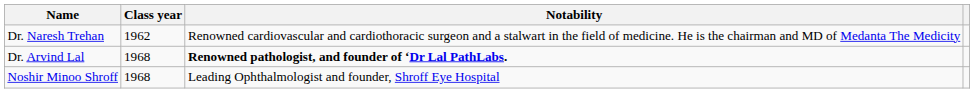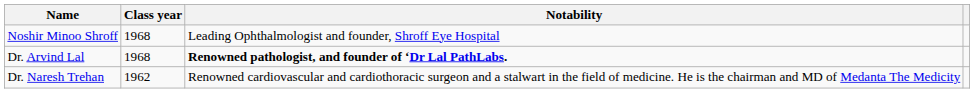rows swapped: (56, 35) <-> (63, 77)
